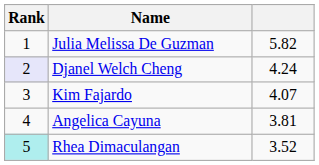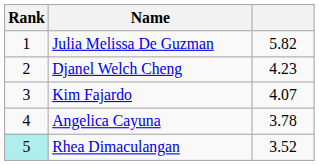(27, 69) lavender background -> (27, 69) no background
(283, 69) 4.24 -> (283, 69) 4.23
(283, 121) 3.81 -> (283, 121) 3.78
